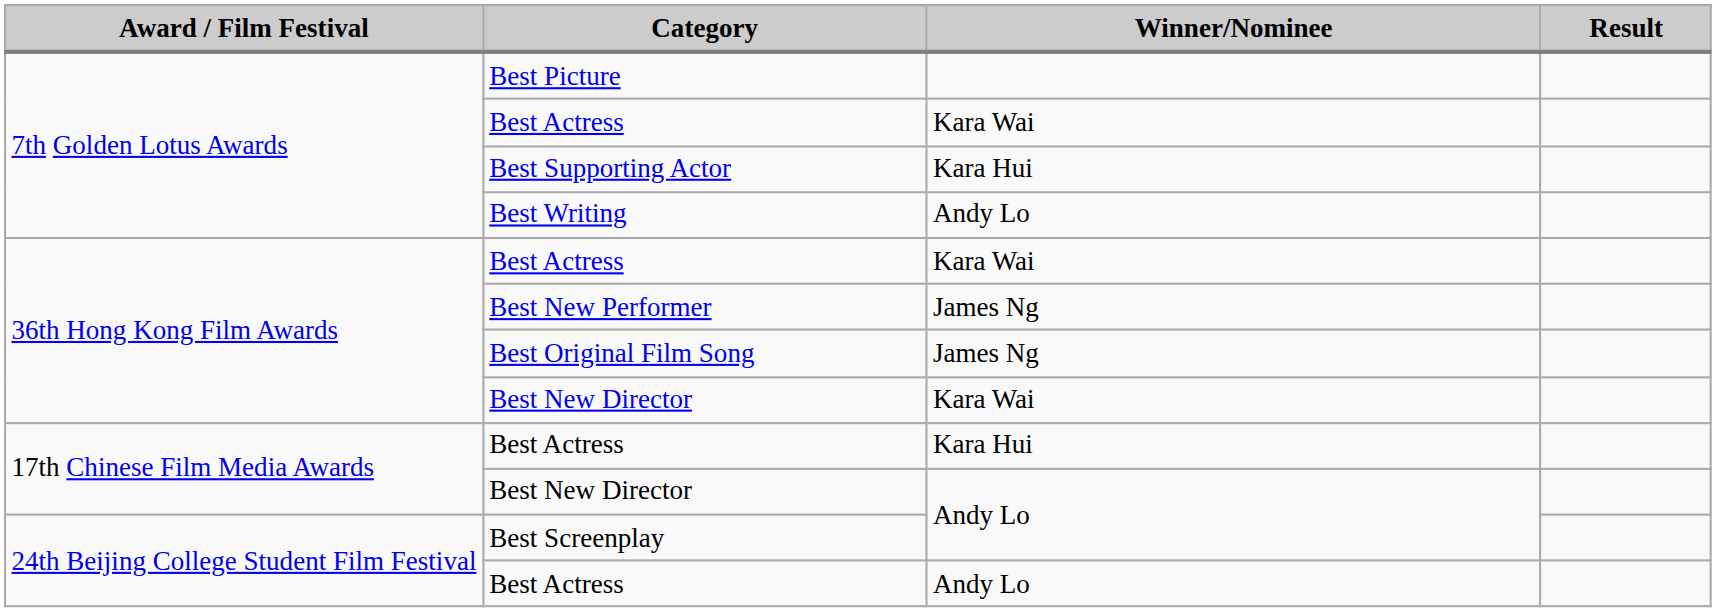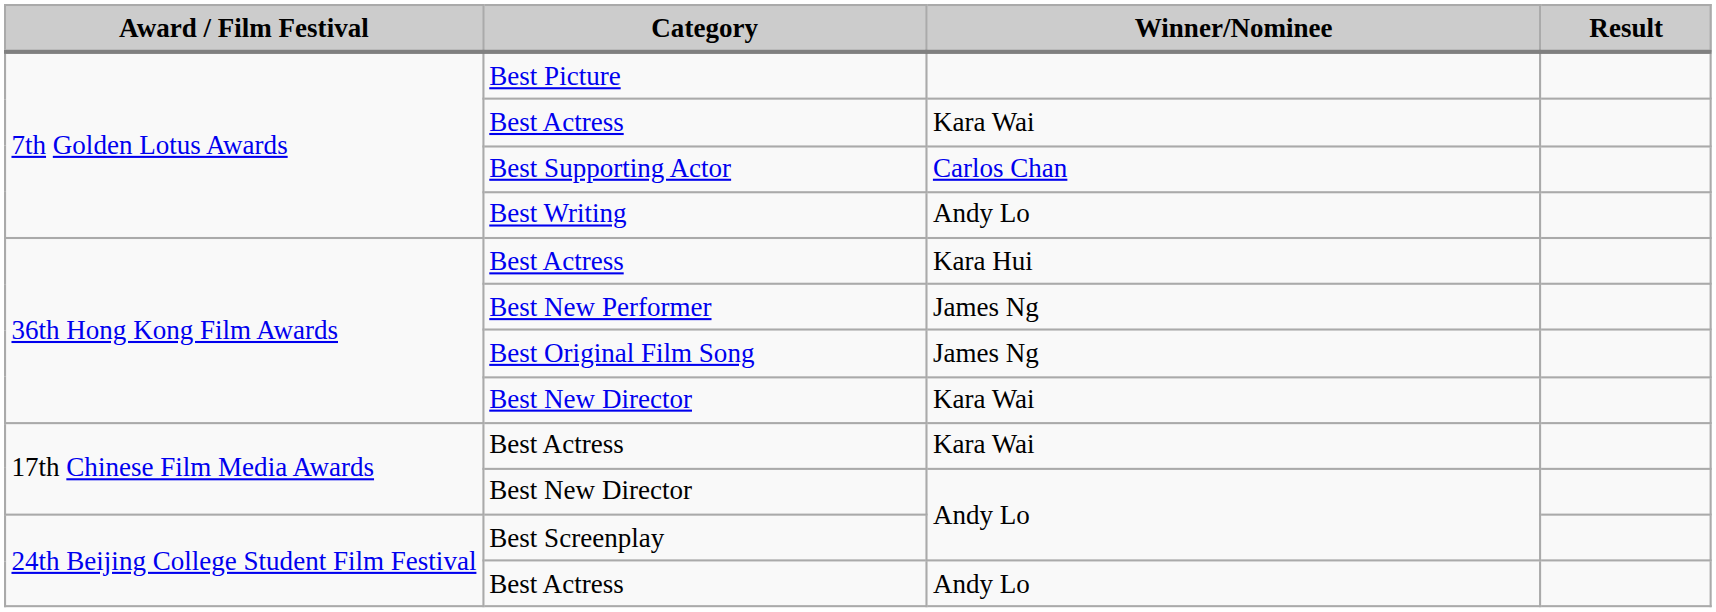(983, 168) Kara Hui -> (1000, 168) Carlos Chan
(984, 260) Kara Wai -> (983, 260) Kara Hui
(983, 445) Kara Hui -> (984, 445) Kara Wai
